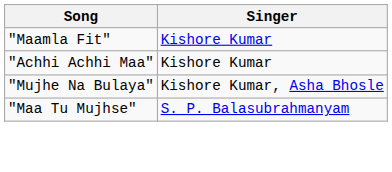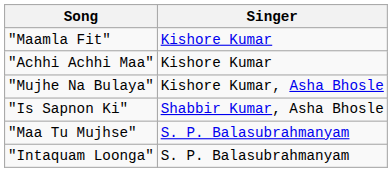+ row: (68, 109)
+ row: (81, 156)
